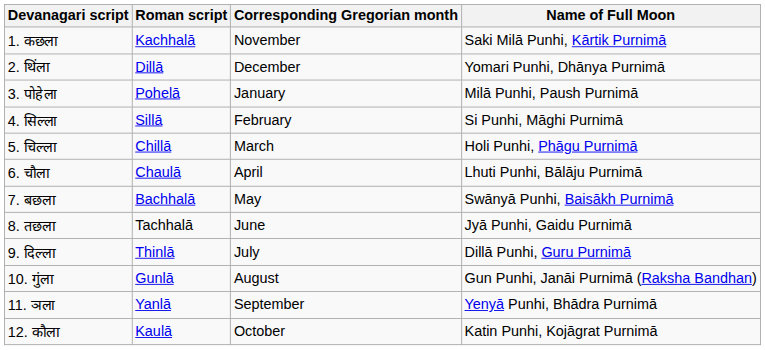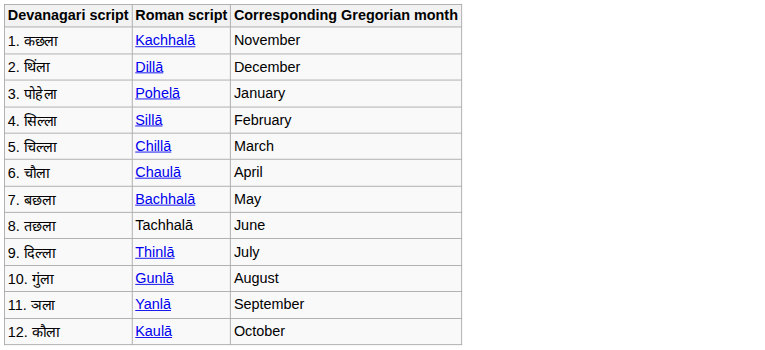- column: (611, 15)
